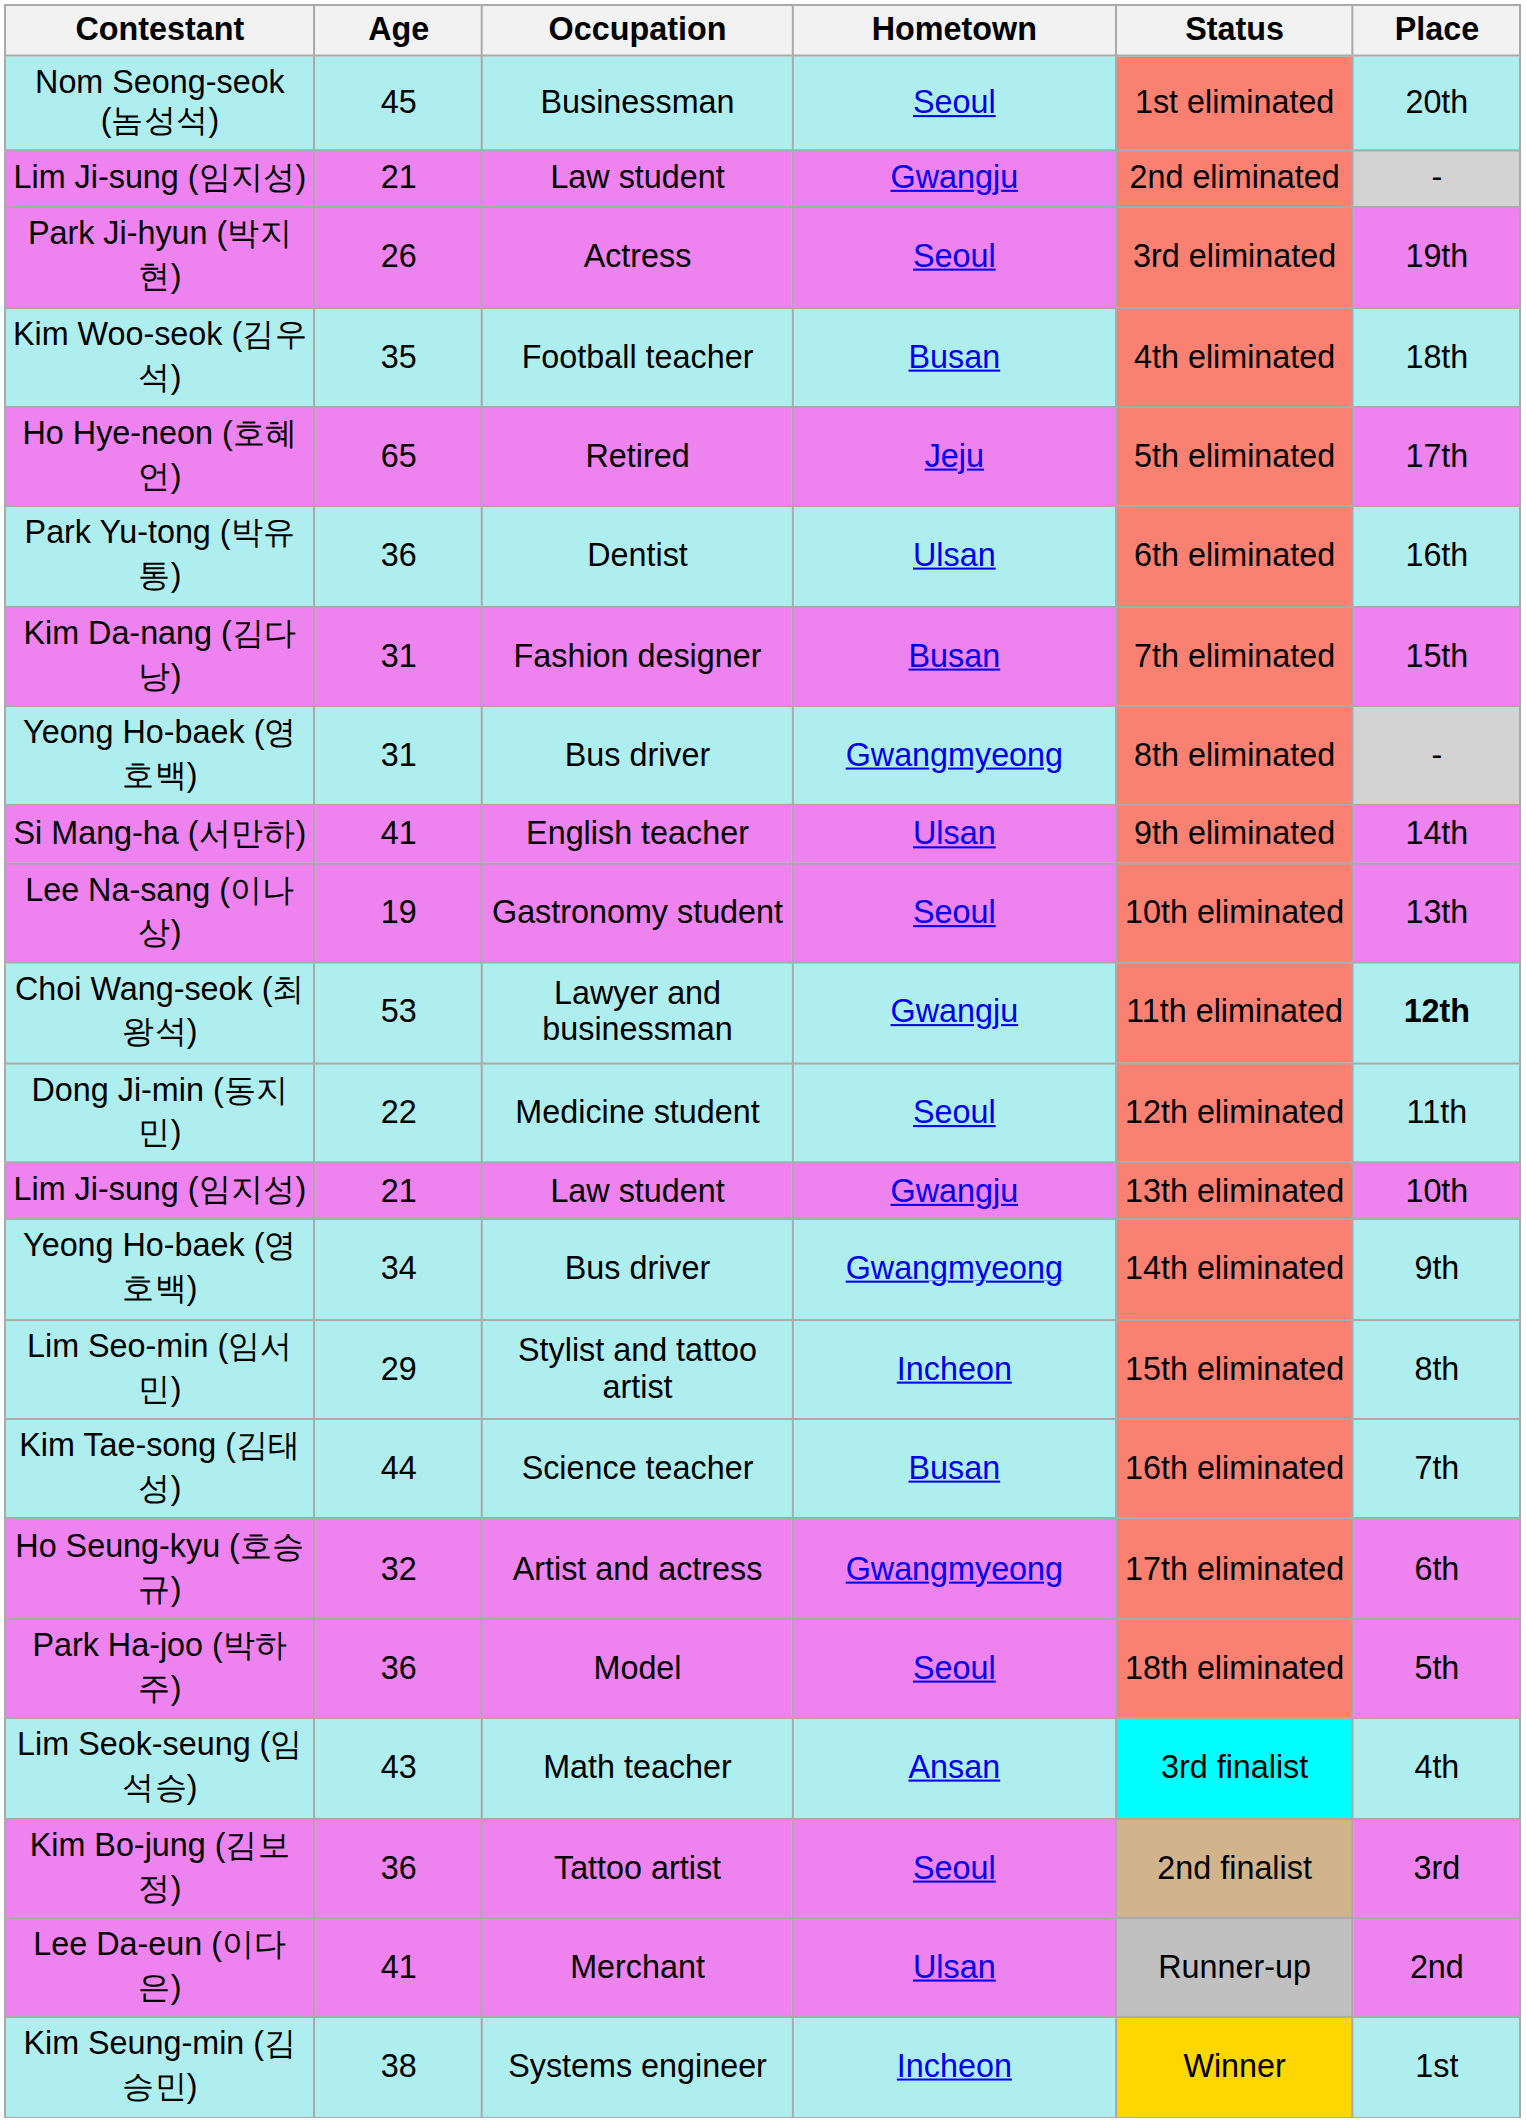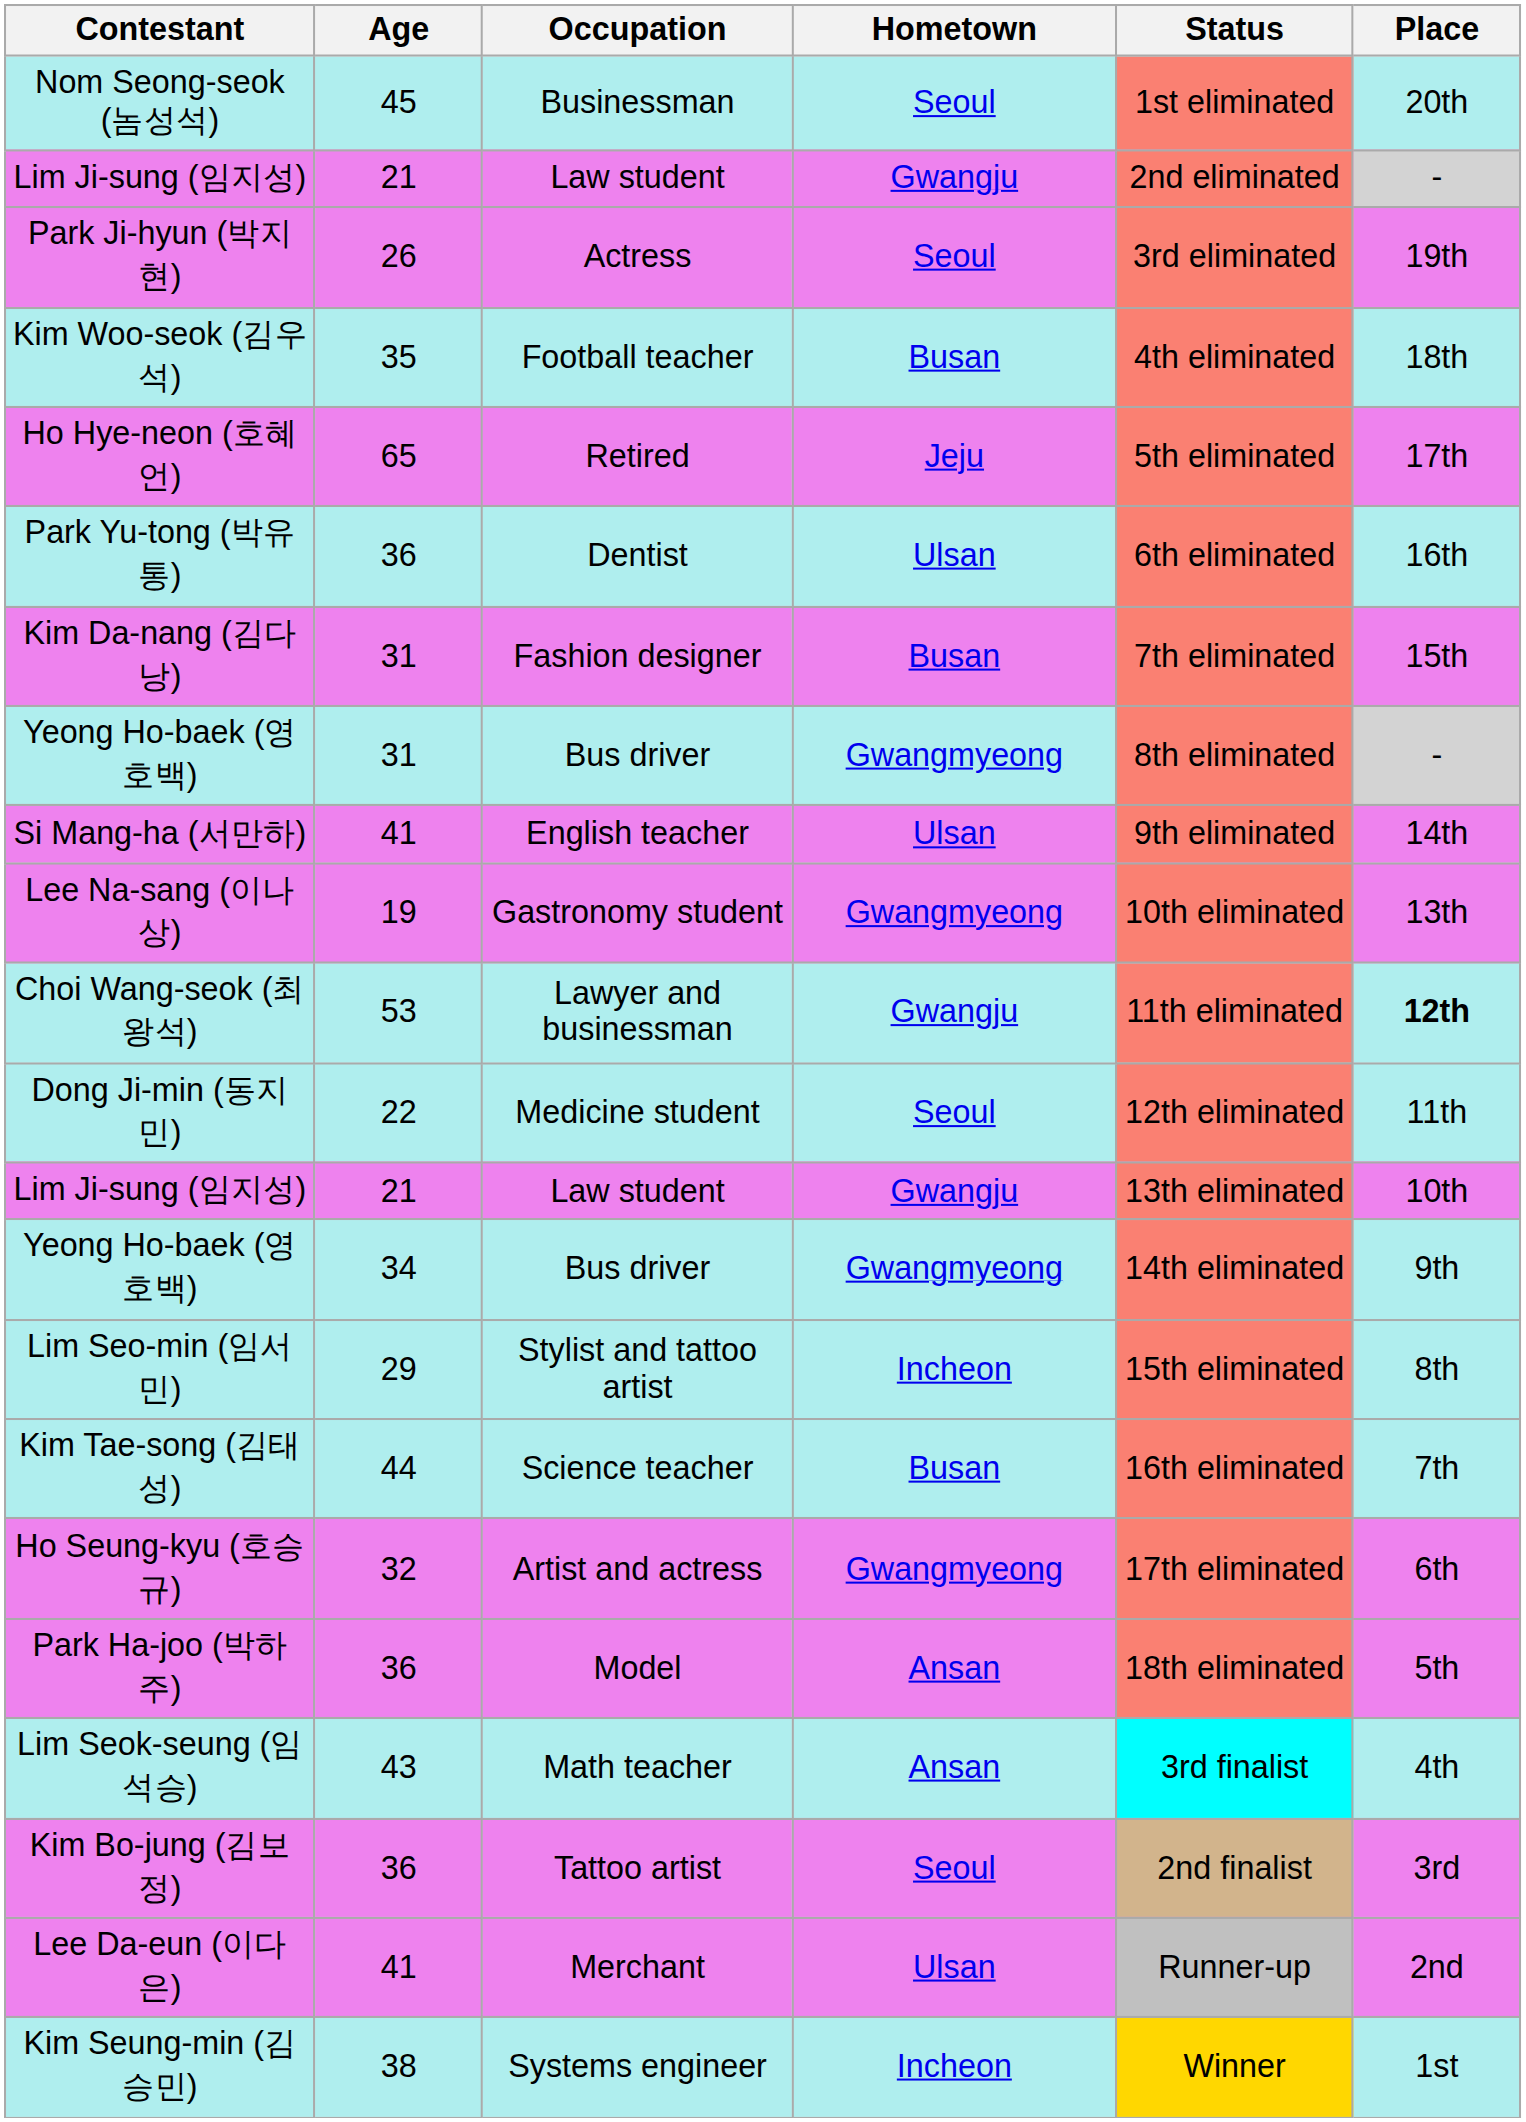(954, 912) Seoul -> (954, 912) Gwangmyeong
(954, 1667) Seoul -> (954, 1667) Ansan
